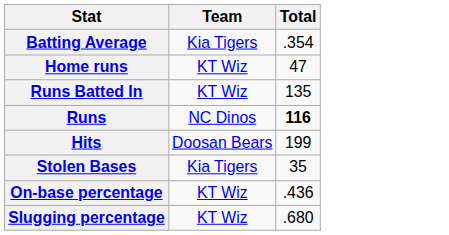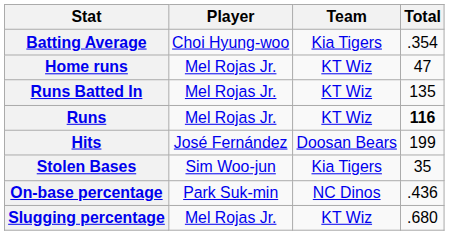+ column: (231, 17)
(222, 117) NC Dinos -> (347, 117) KT Wiz
(222, 192) KT Wiz -> (347, 192) NC Dinos
